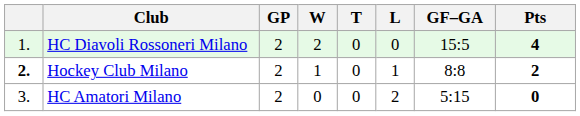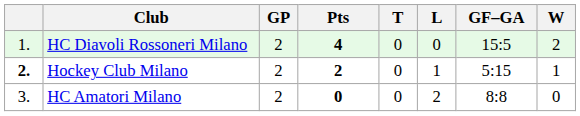columns swapped: (317, 17) <-> (535, 17)
(455, 70) 8:8 -> (496, 70) 5:15
(455, 96) 5:15 -> (496, 96) 8:8
